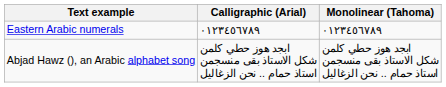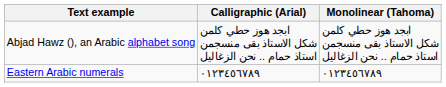rows swapped: (65, 30) <-> (101, 60)
